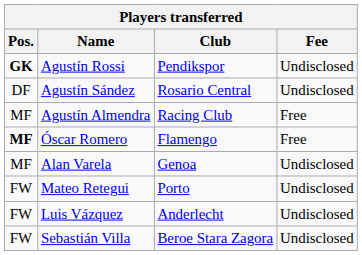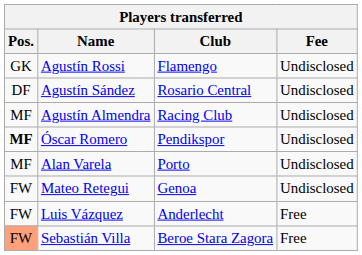(21, 66) bold -> (21, 66) normal
(191, 66) Pendikspor -> (187, 66) Flamengo
(293, 115) Free -> (317, 115) Undisclosed
(187, 139) Flamengo -> (191, 139) Pendikspor
(293, 139) Free -> (317, 139) Undisclosed
(177, 164) Genoa -> (174, 164) Porto
(174, 188) Porto -> (177, 188) Genoa
(317, 213) Undisclosed -> (293, 213) Free
(21, 238) no background -> (21, 238) lightsalmon background
(317, 238) Undisclosed -> (293, 238) Free
